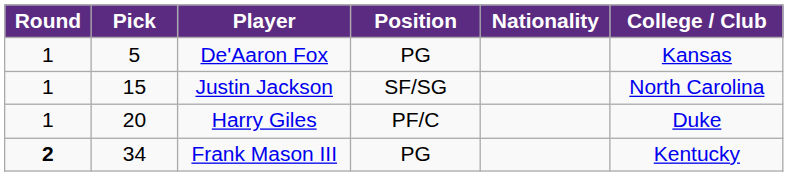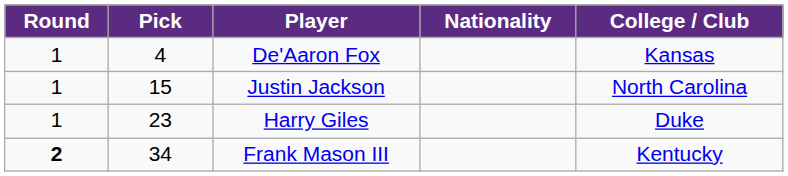- column: (416, 21)
(134, 54) 5 -> (160, 54) 4
(134, 120) 20 -> (160, 120) 23
